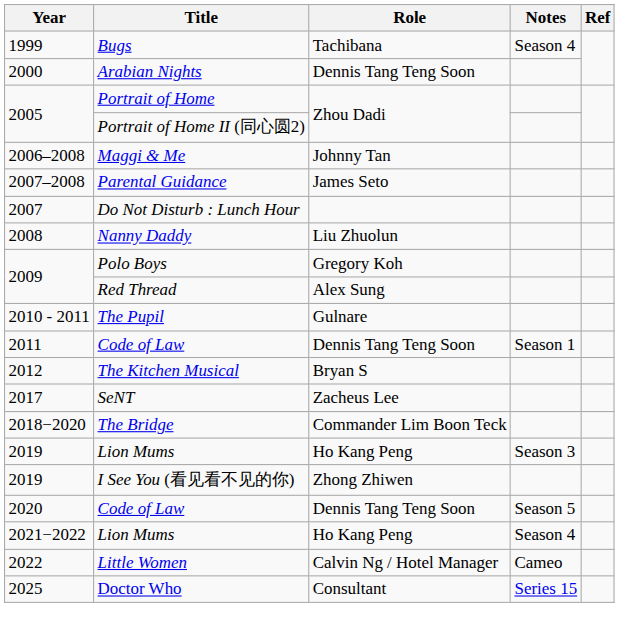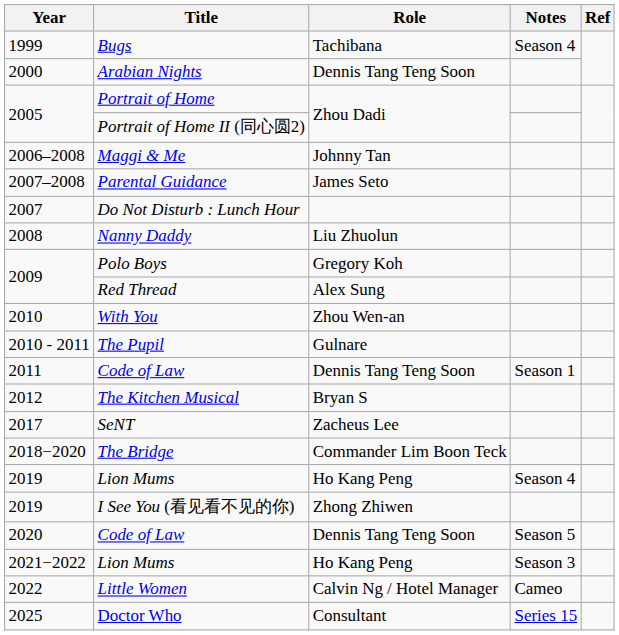+ row: (25, 317)
(545, 451) Season 3 -> (545, 478) Season 4
(545, 535) Season 4 -> (545, 562) Season 3
